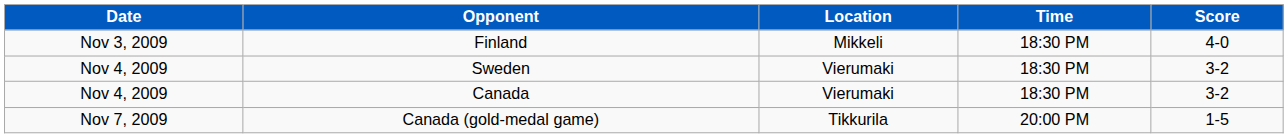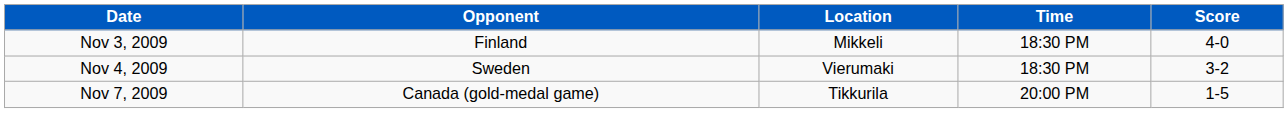- row: (501, 94)
